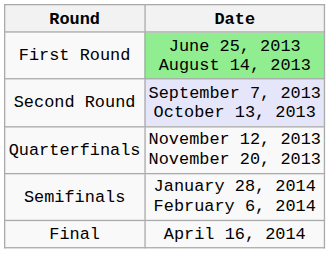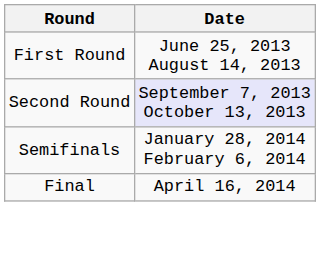(235, 56) lightgreen background -> (225, 56) no background
- row: (75, 150)
